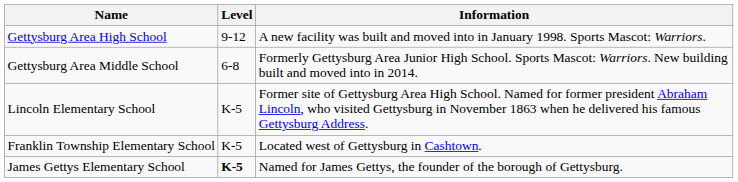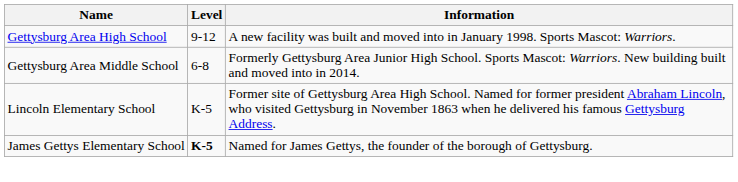- row: (111, 145)
